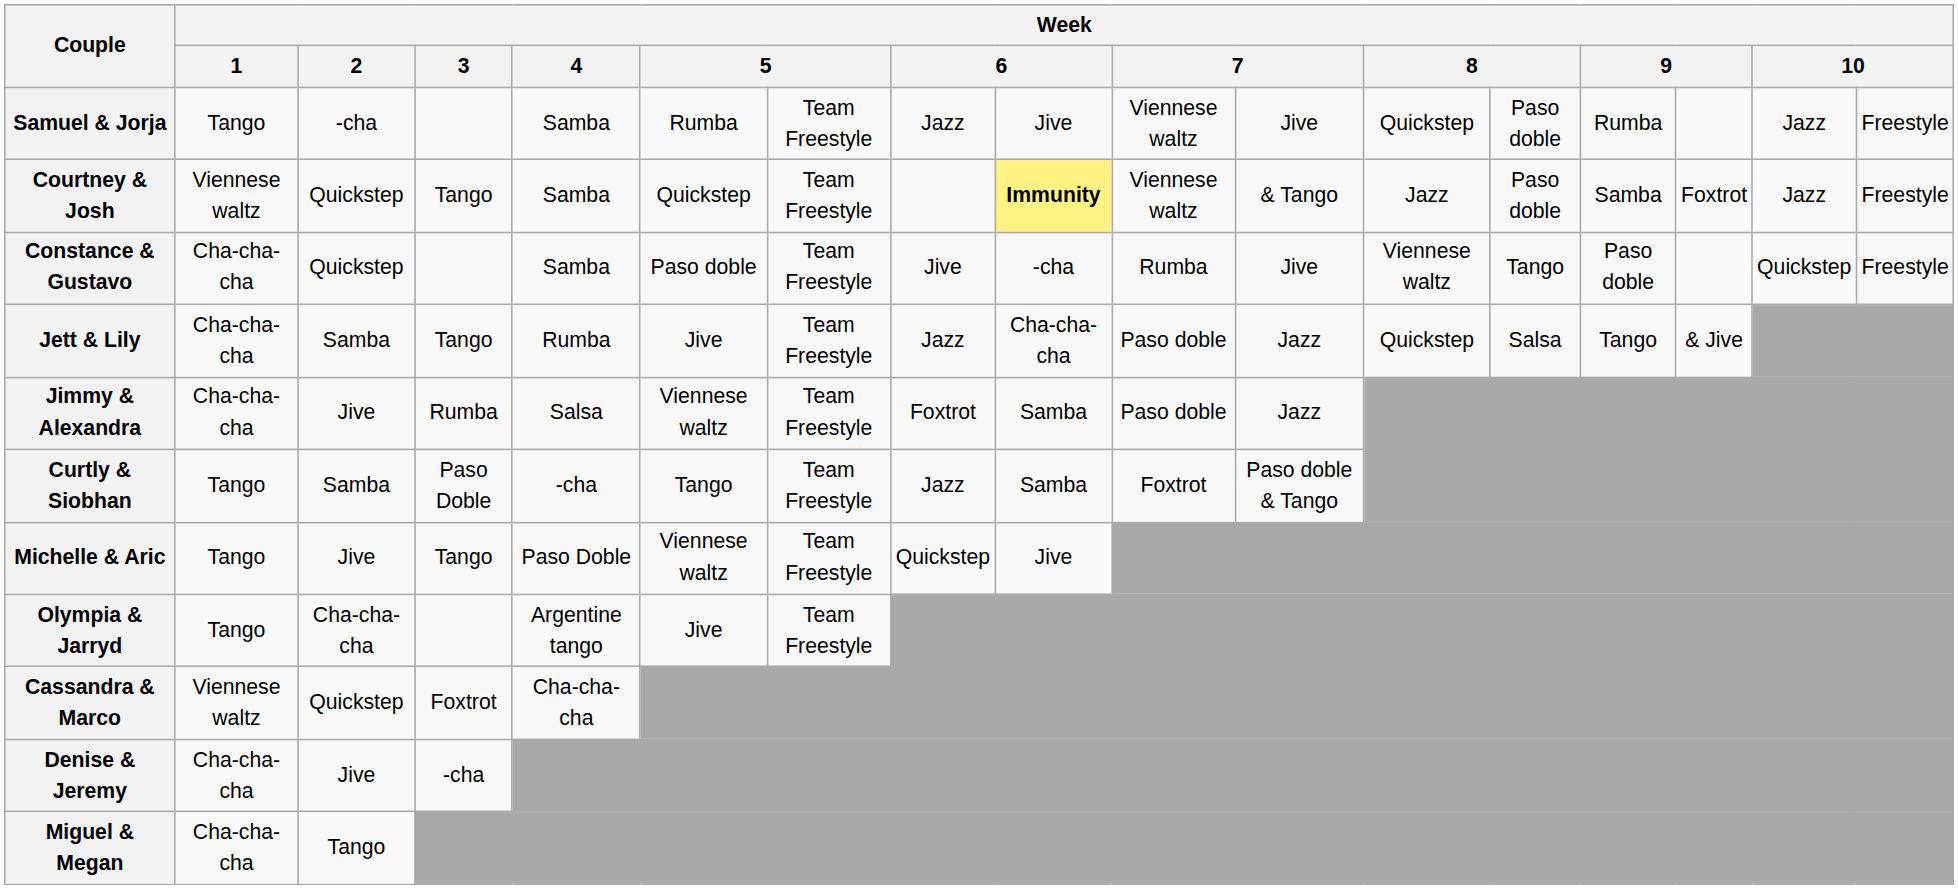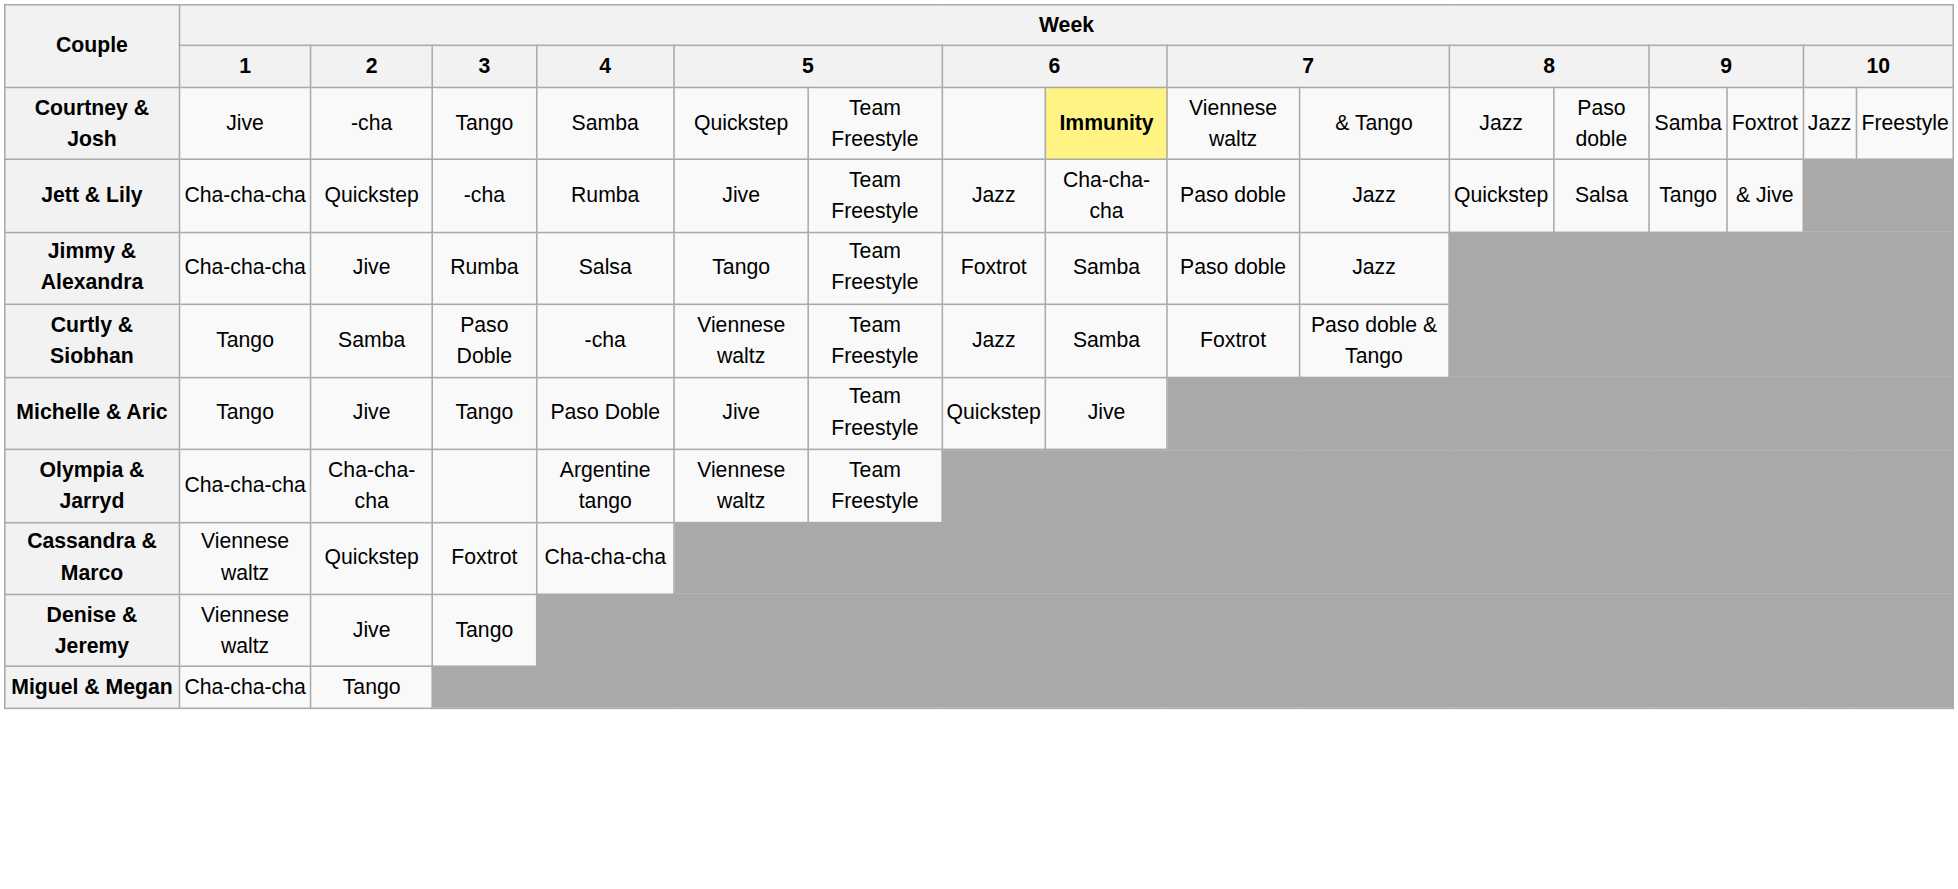- row: (90, 122)
(236, 195) Viennese waltz -> (245, 122) Jive
(356, 195) Quickstep -> (372, 122) -cha
- row: (90, 267)
(356, 340) Samba -> (372, 195) Quickstep
(464, 340) Tango -> (484, 195) -cha
(704, 412) Viennese waltz -> (741, 267) Tango
(704, 485) Tango -> (741, 340) Viennese waltz
(704, 557) Viennese waltz -> (741, 412) Jive
(236, 629) Tango -> (245, 485) Cha-cha-cha
(704, 629) Jive -> (741, 485) Viennese waltz
(236, 774) Cha-cha-cha -> (245, 629) Viennese waltz
(464, 774) -cha -> (484, 629) Tango
